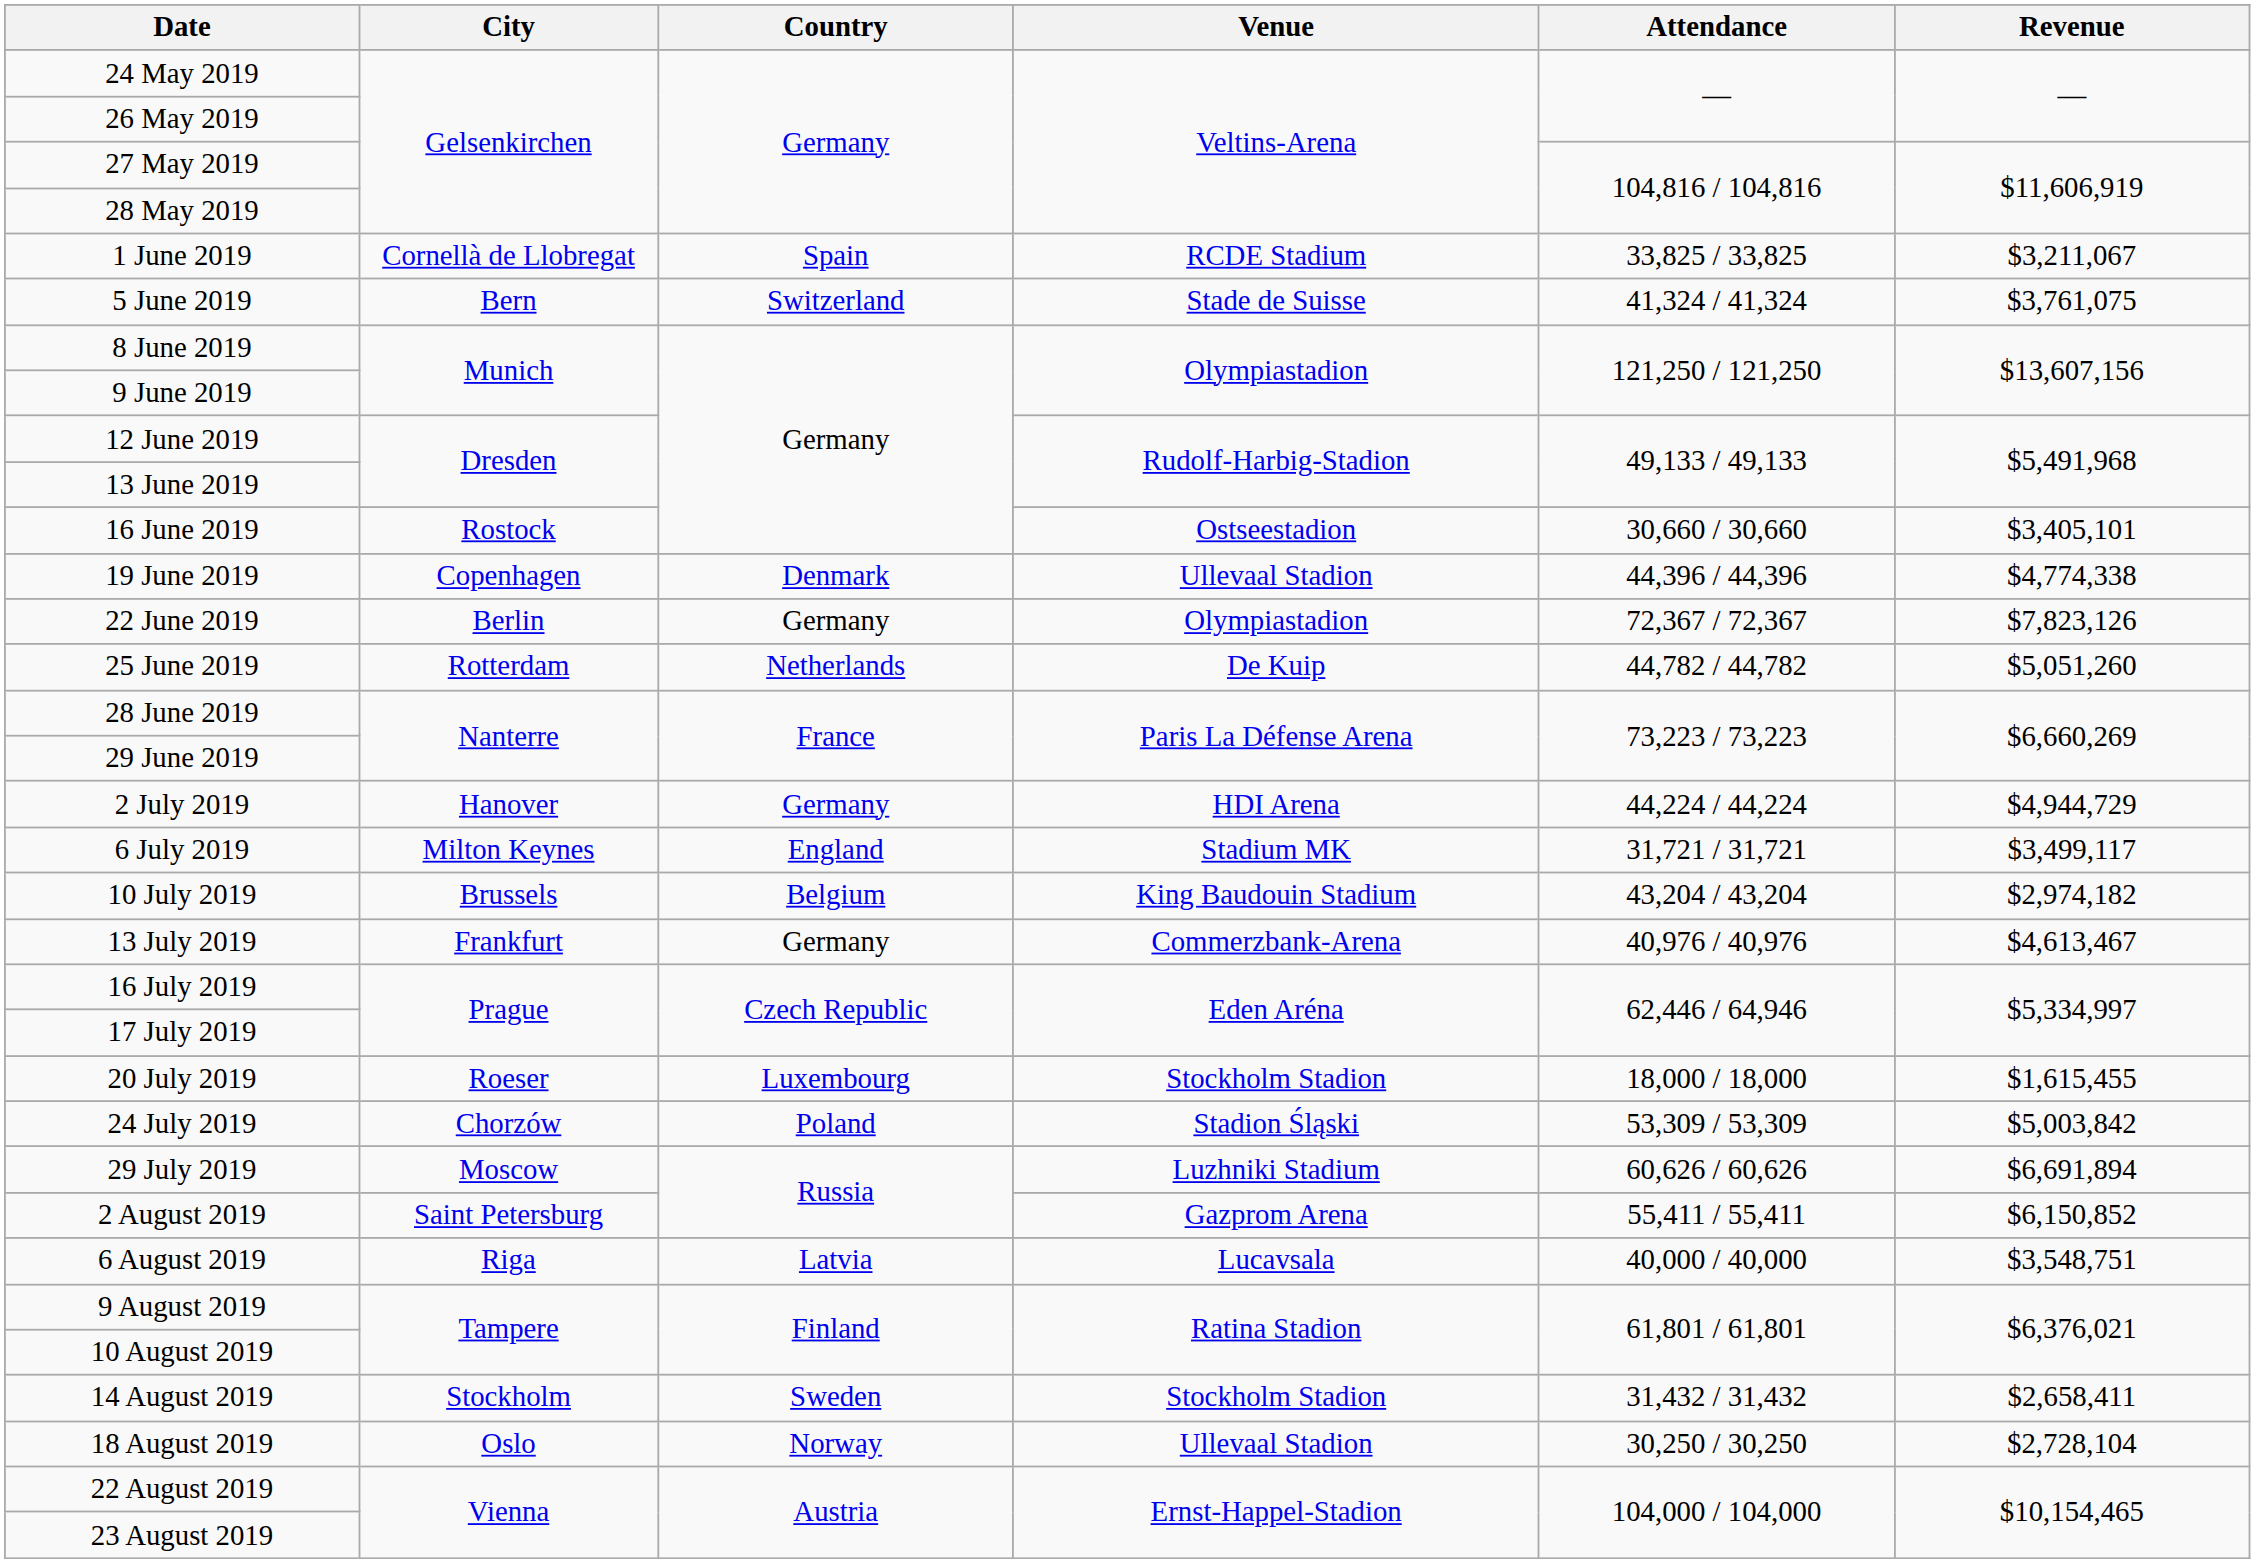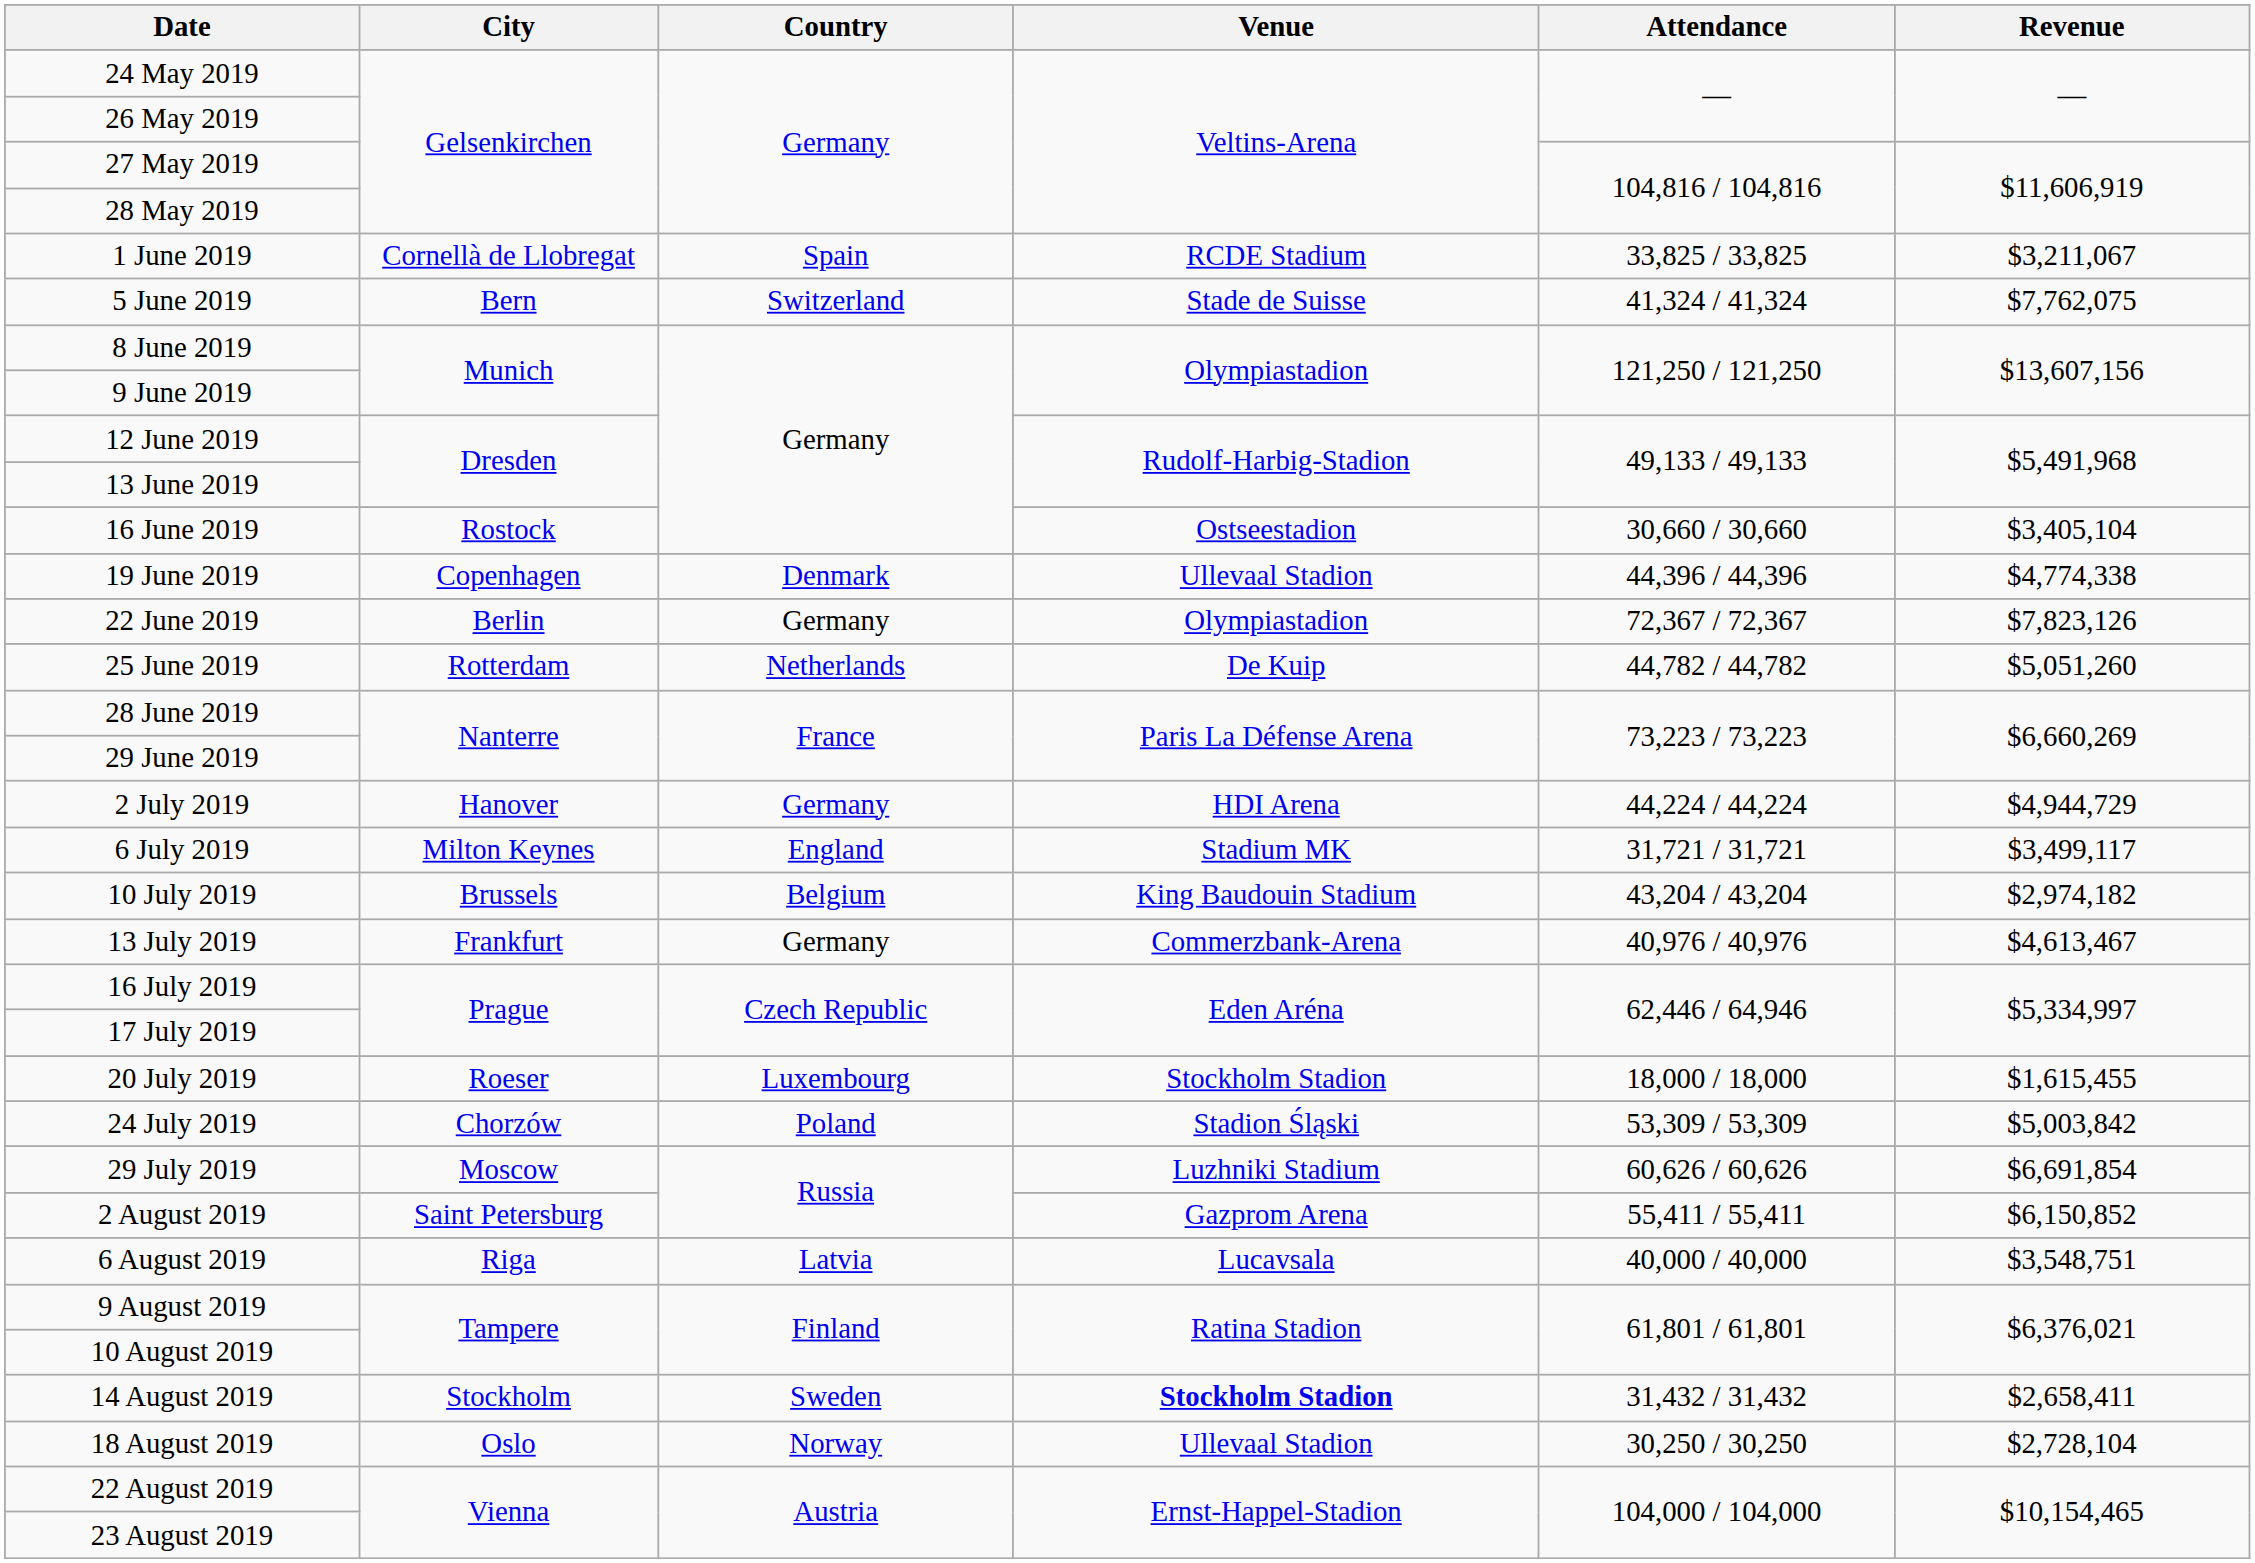(2072, 301) $3,761,075 -> (2072, 301) $7,762,075
(2072, 529) $3,405,101 -> (2072, 529) $3,405,104
(2072, 1169) $6,691,894 -> (2072, 1169) $6,691,854
(1276, 1397) normal -> (1276, 1397) bold
